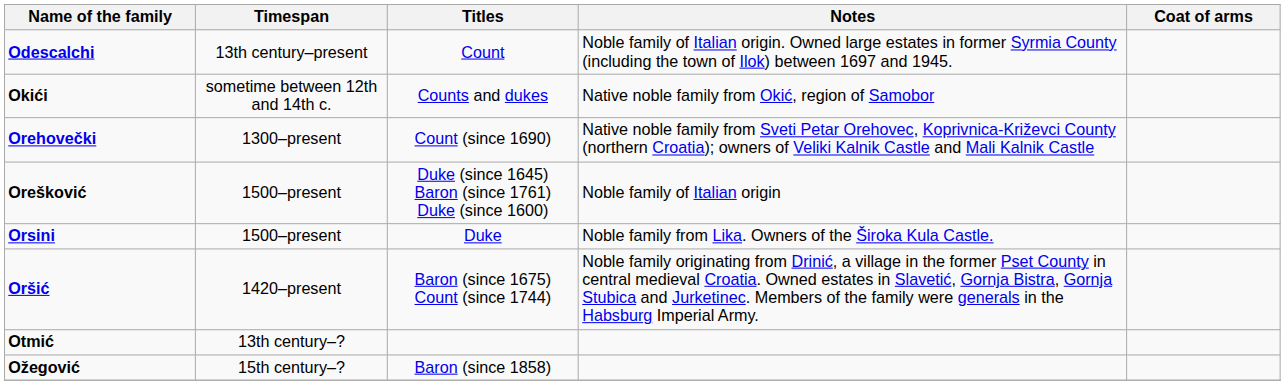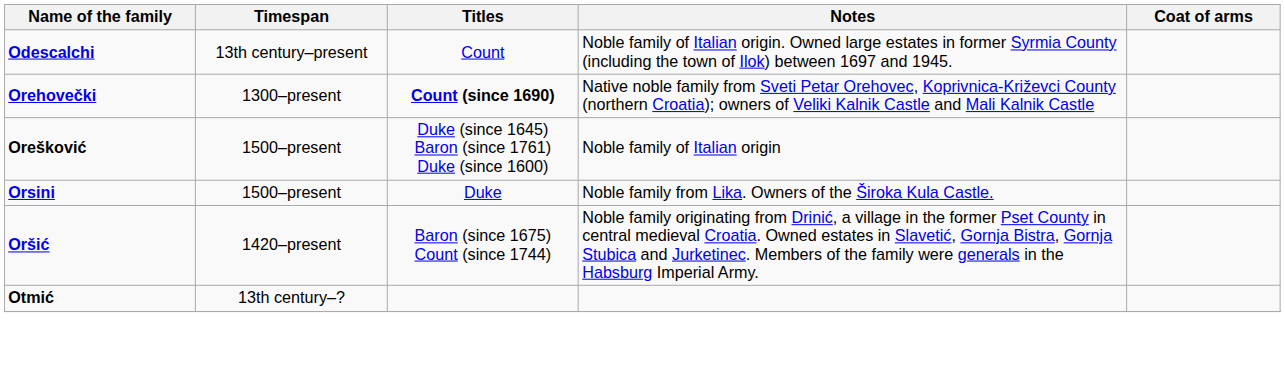- row: (28, 95)
(483, 139) normal -> (483, 95) bold
- row: (44, 367)
